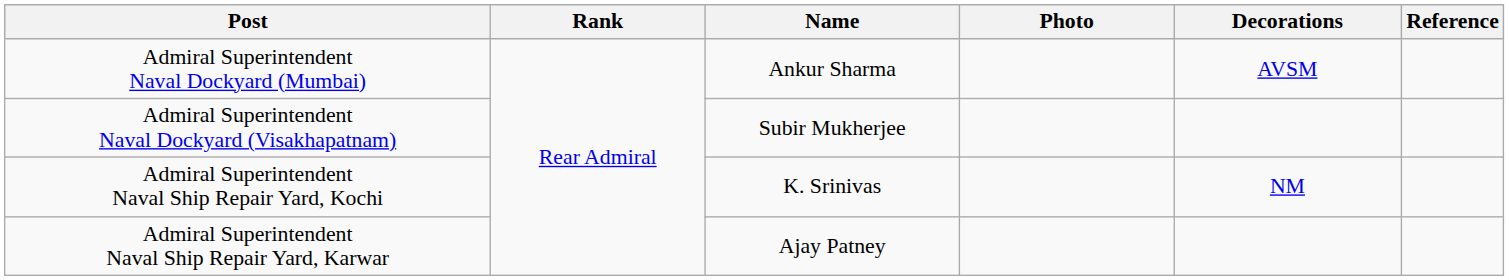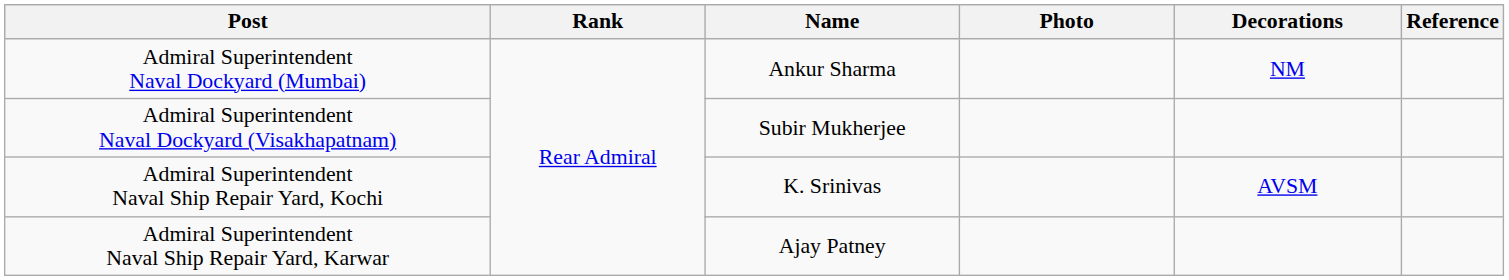(1287, 68) AVSM -> (1287, 68) NM
(1287, 186) NM -> (1287, 186) AVSM
